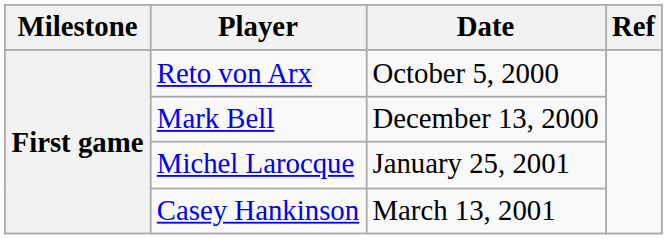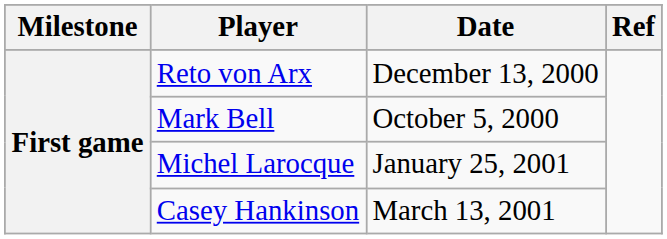(466, 73) October 5, 2000 -> (486, 73) December 13, 2000
(486, 118) December 13, 2000 -> (466, 118) October 5, 2000
